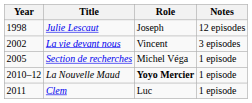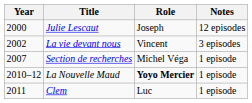(17, 28) 1998 -> (17, 28) 2000
(17, 59) 2005 -> (17, 59) 2007
